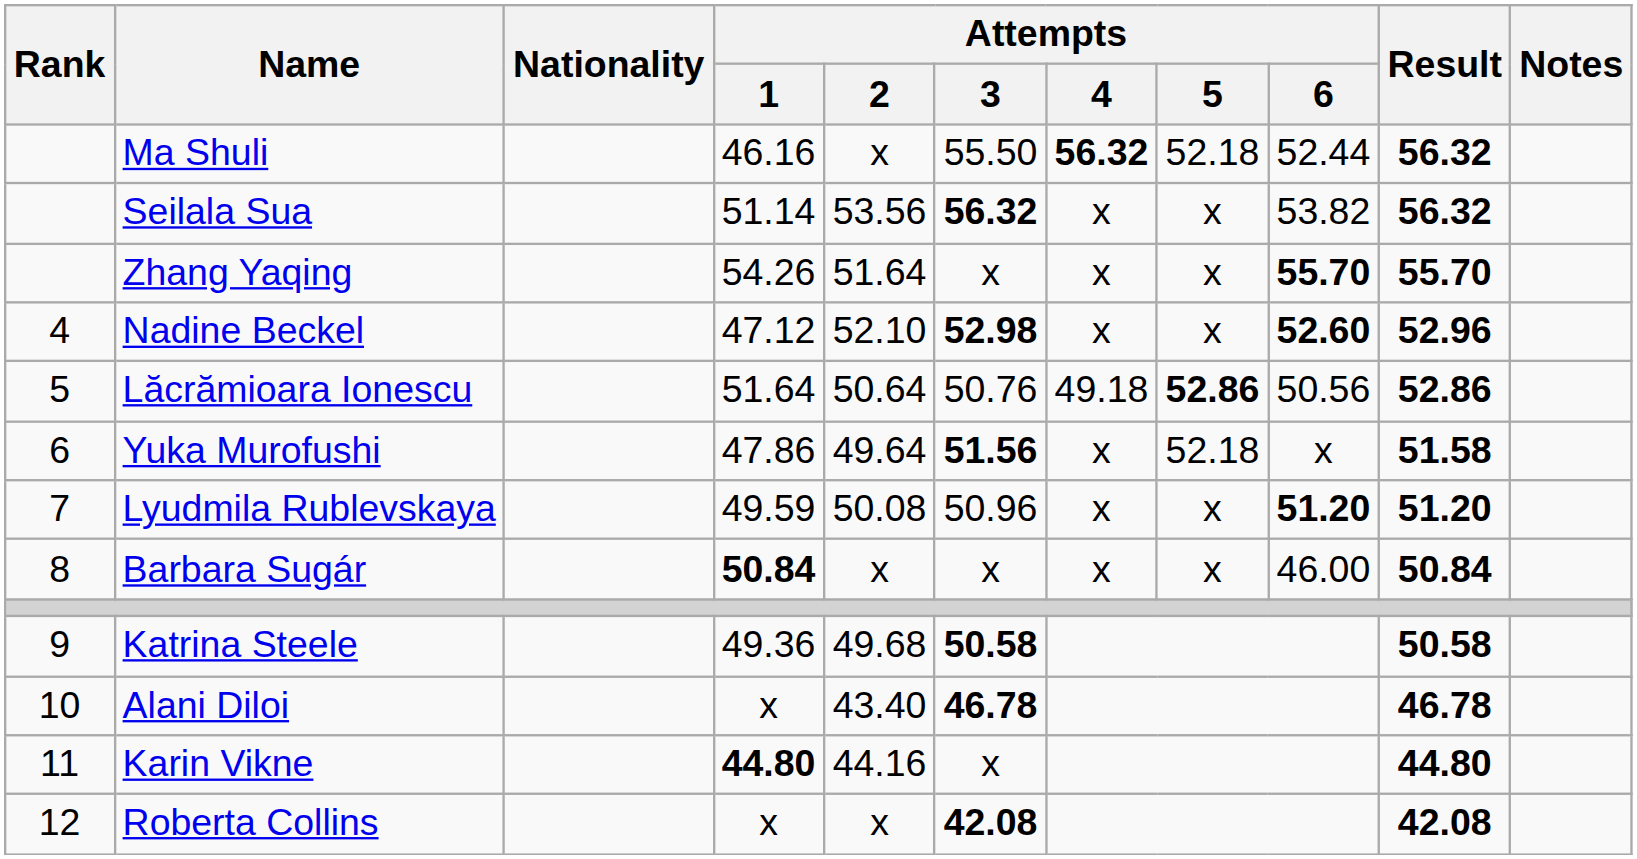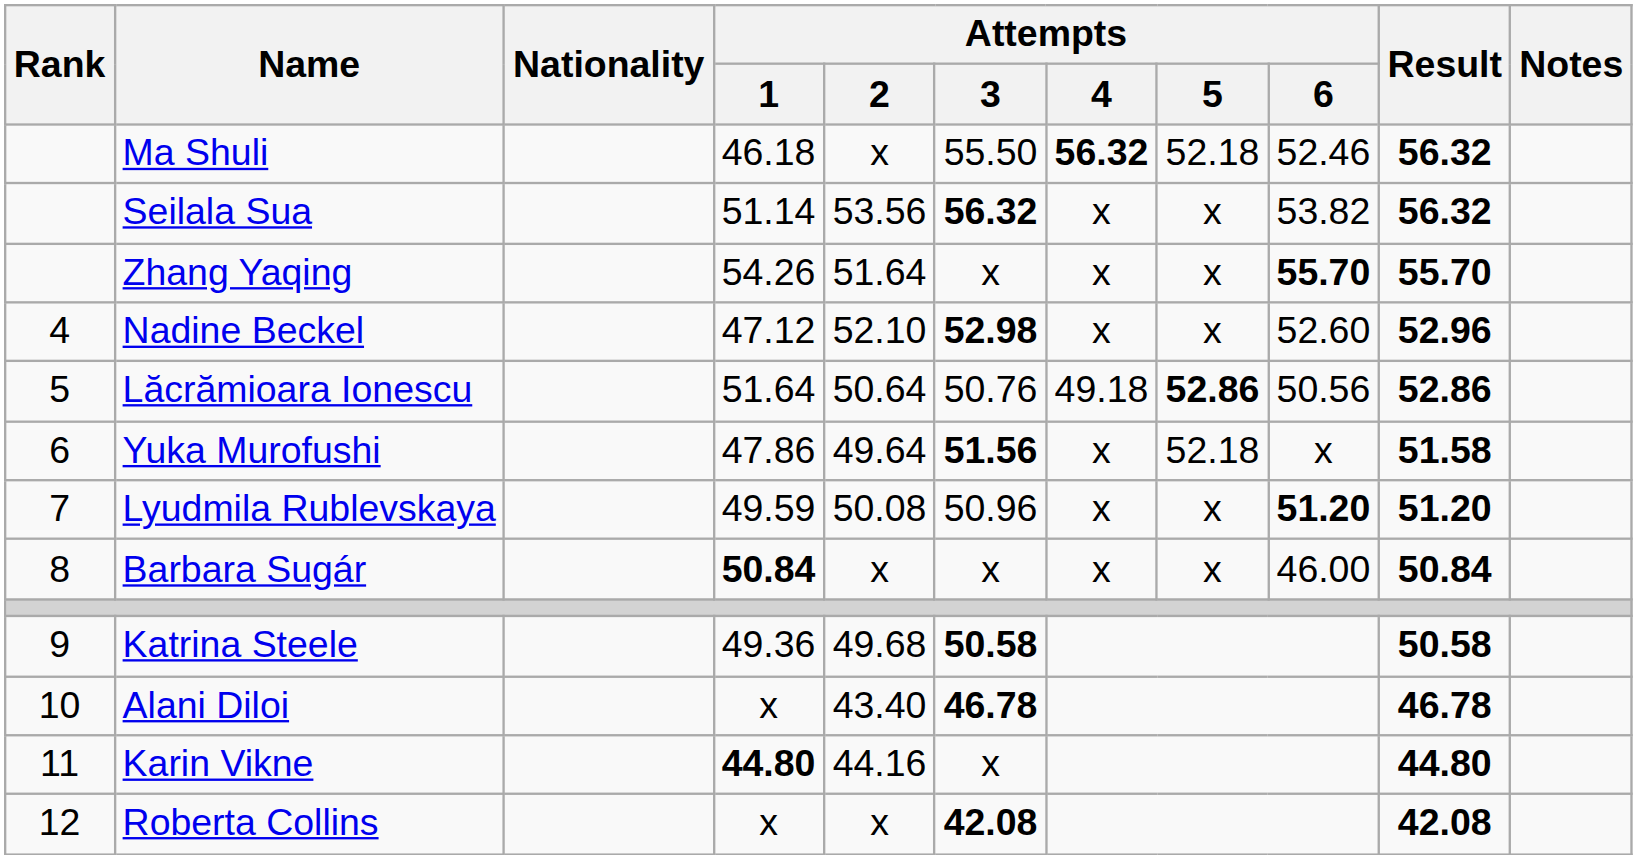(769, 152) 46.16 -> (769, 152) 46.18
(1323, 152) 52.44 -> (1323, 152) 52.46
(1323, 331) bold -> (1323, 331) normal
